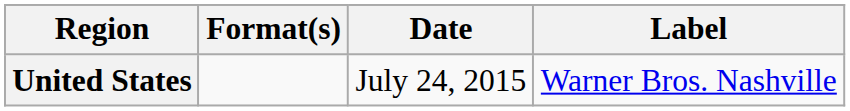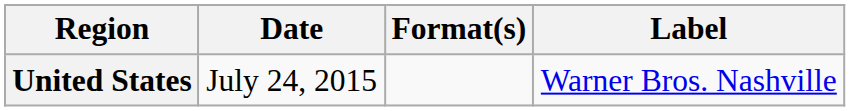columns swapped: (441, 29) <-> (274, 29)
